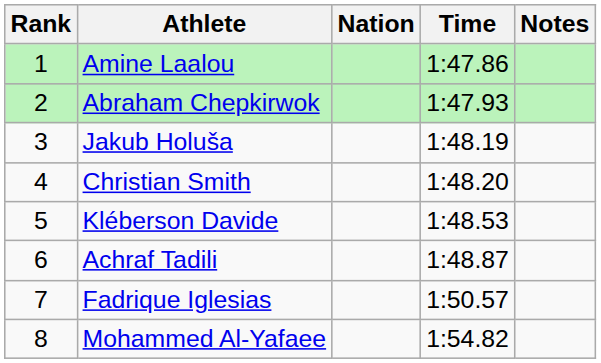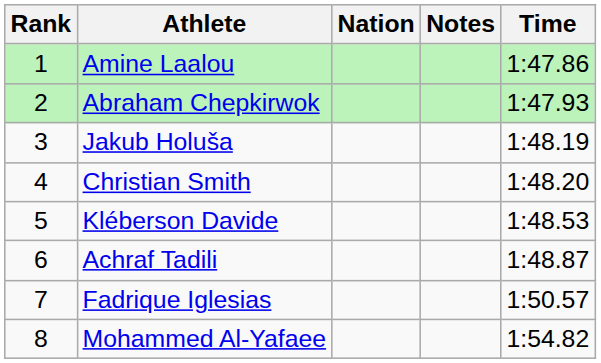columns swapped: (467, 24) <-> (555, 24)
